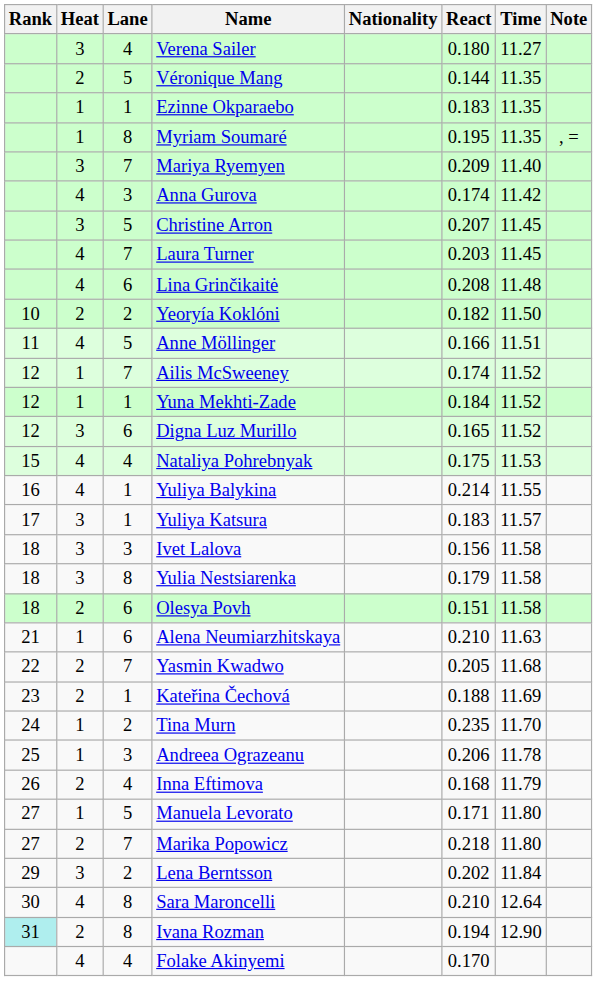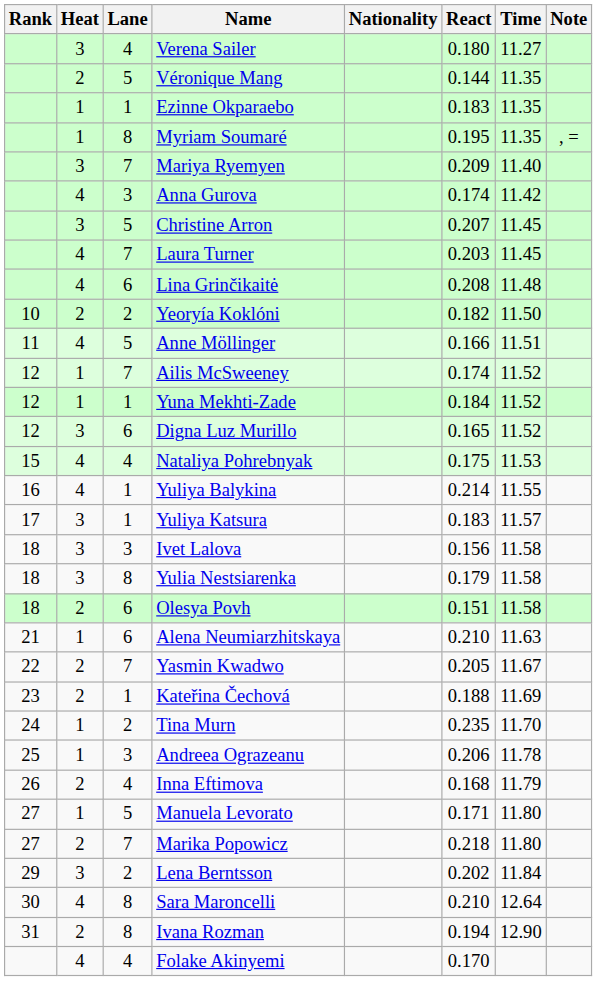(521, 666) 11.68 -> (521, 666) 11.67
(31, 931) paleturquoise background -> (31, 931) no background
